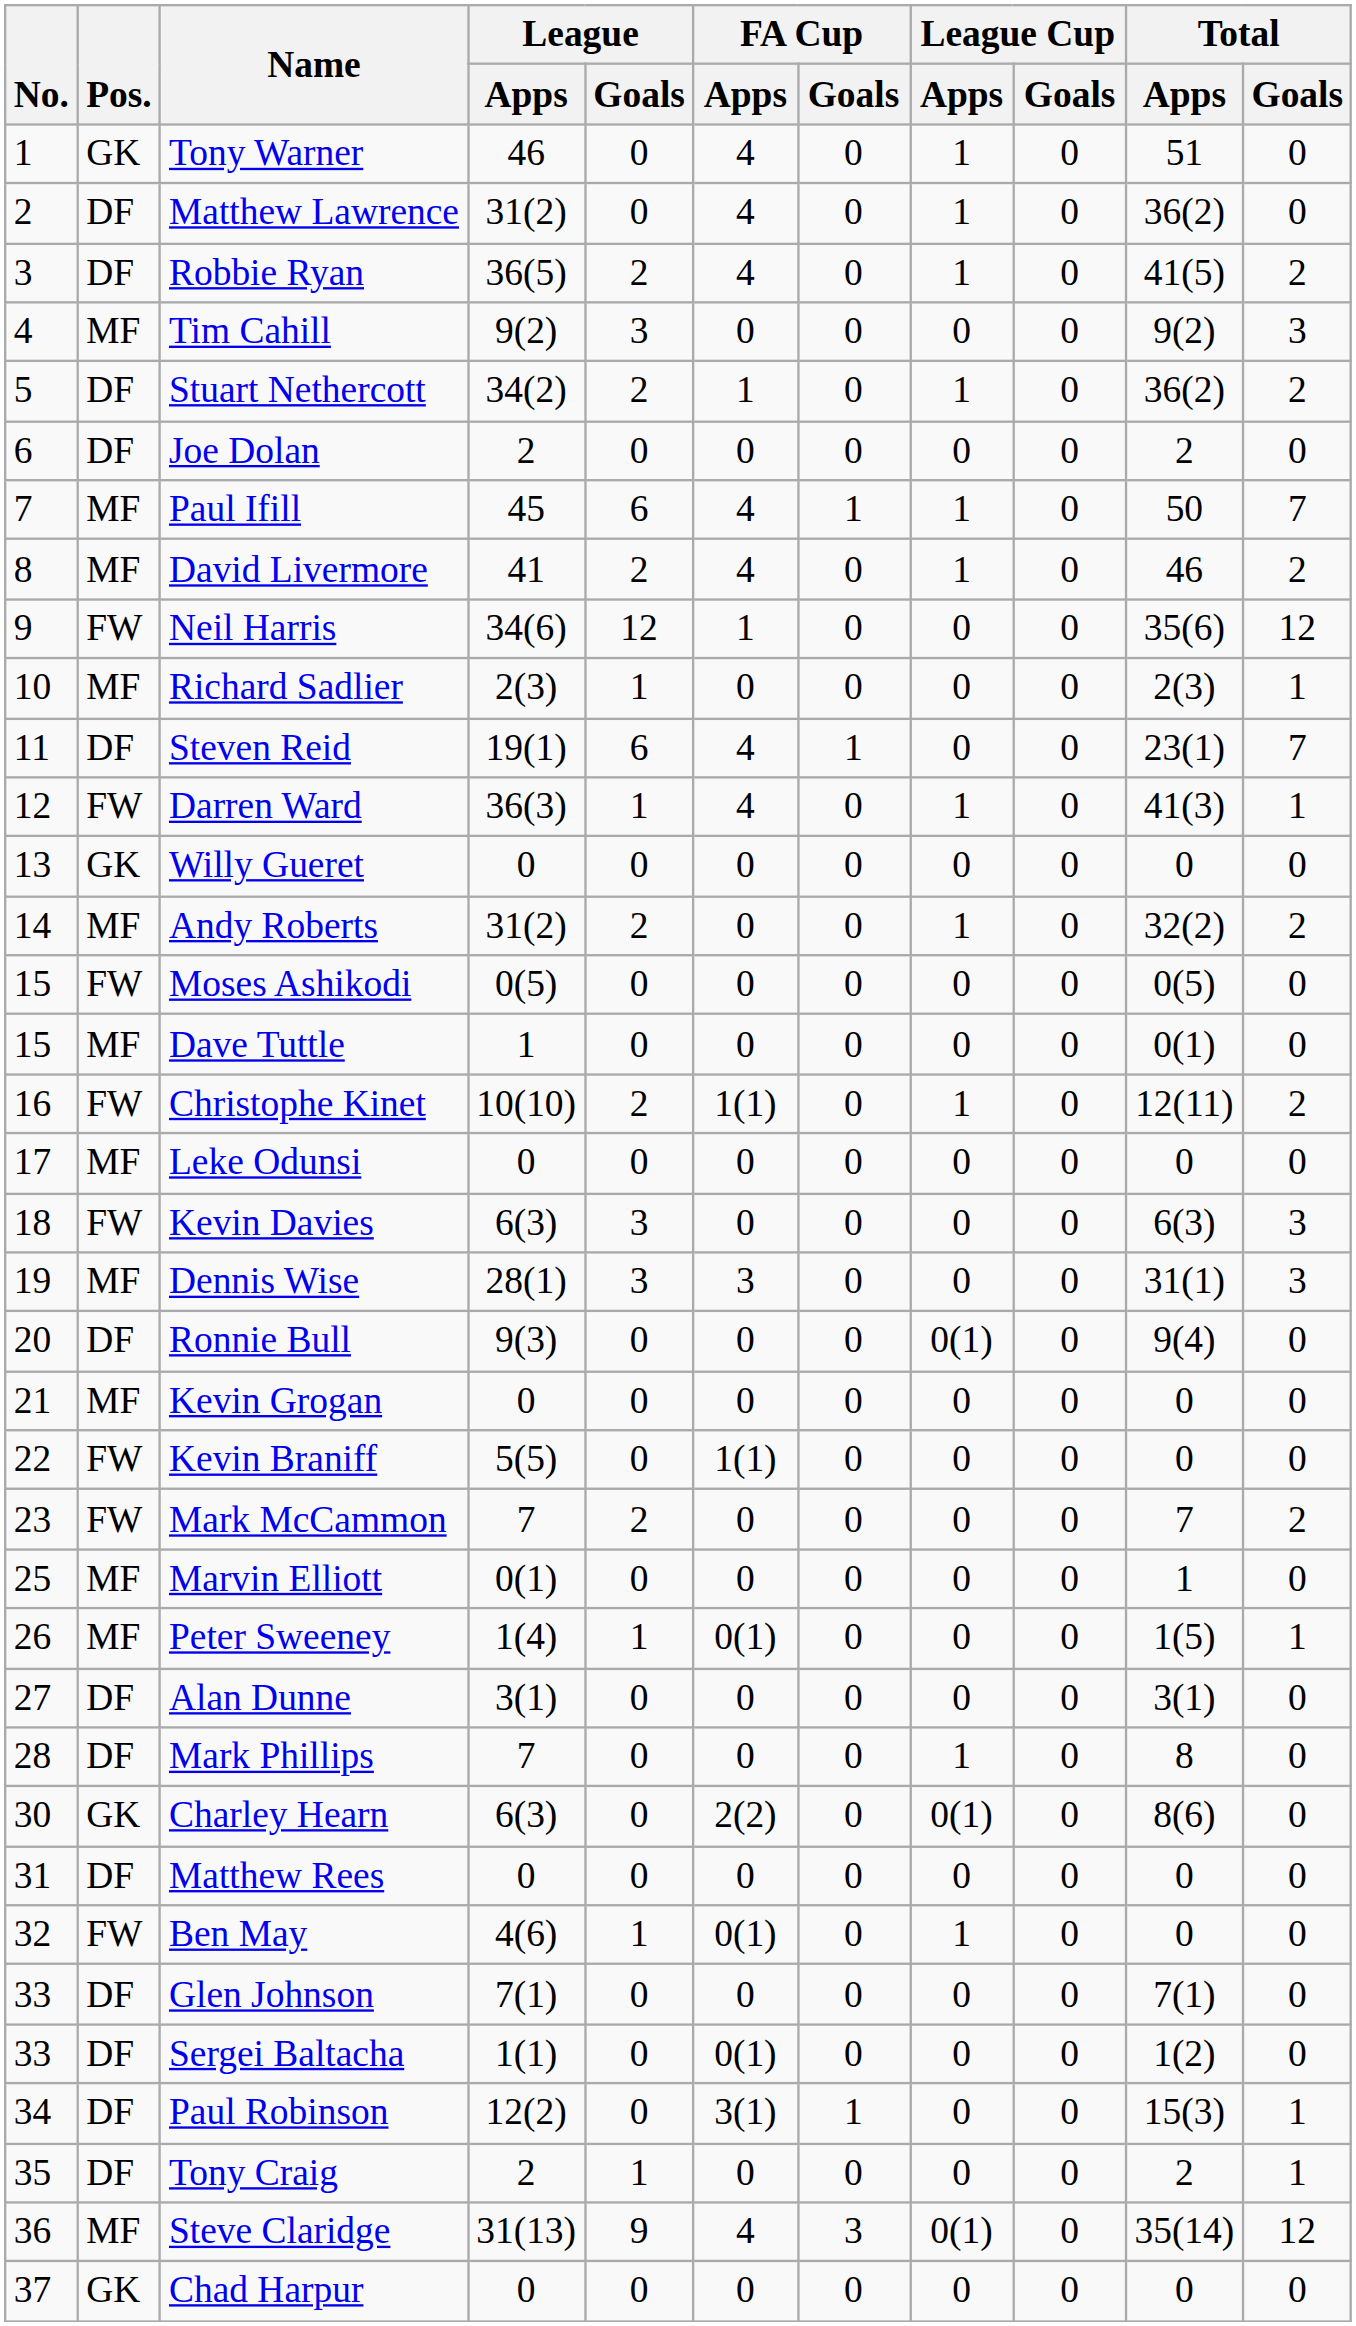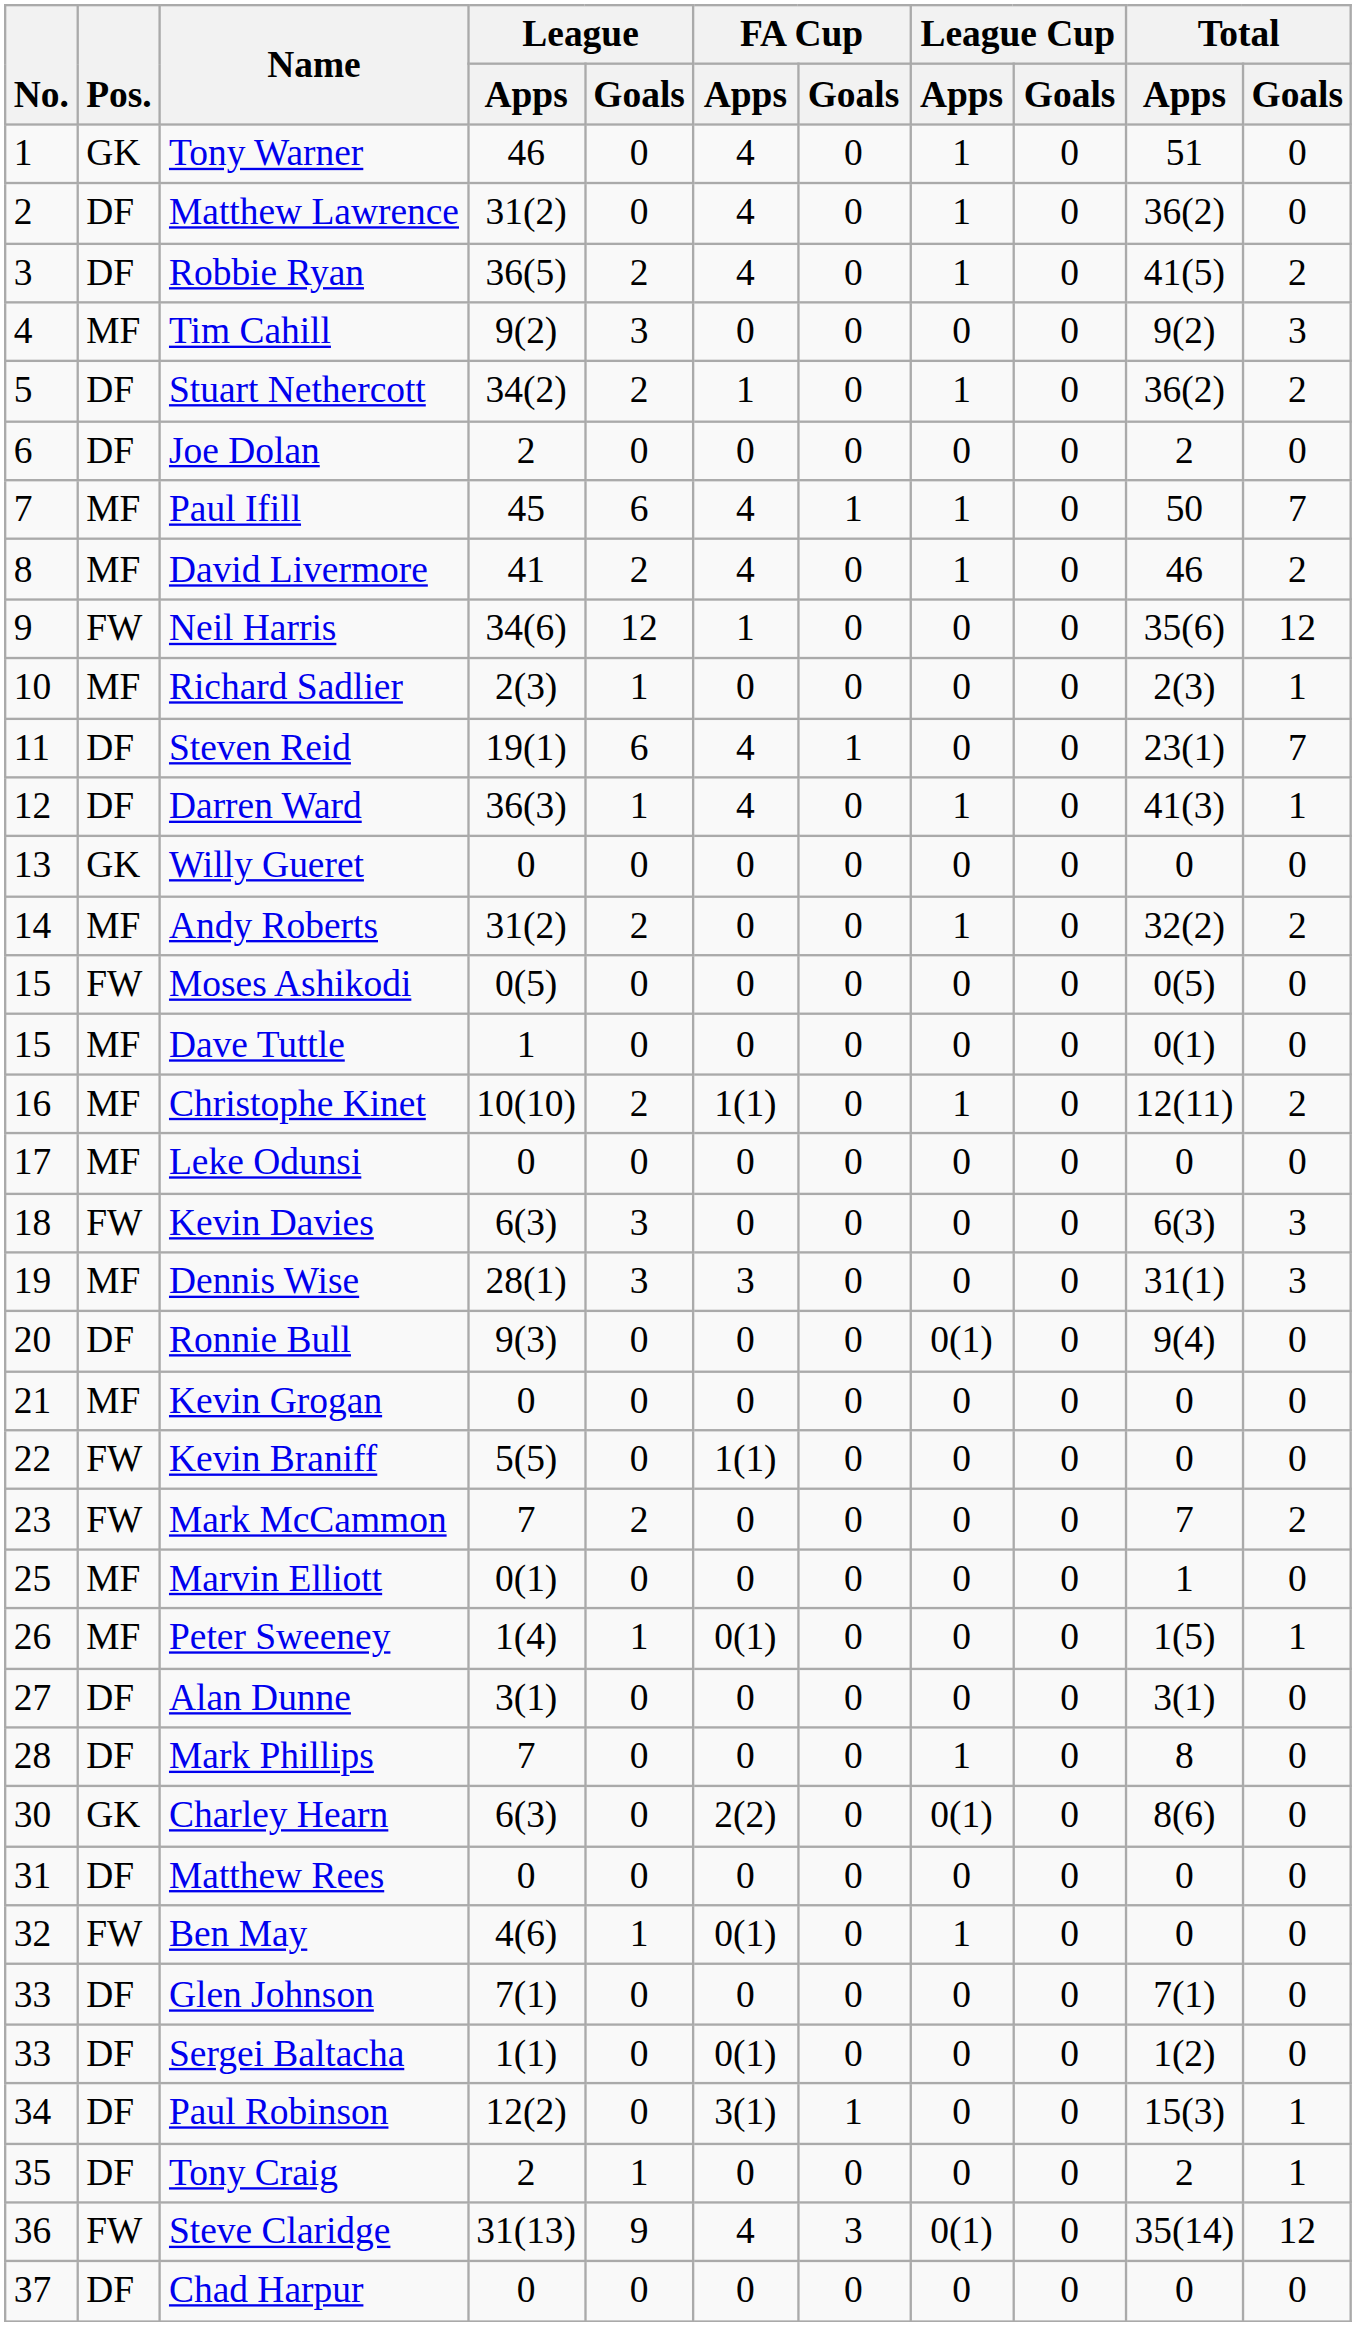(114, 806) FW -> (110, 806) DF
(114, 1102) FW -> (113, 1102) MF
(113, 2231) MF -> (114, 2231) FW
(113, 2290) GK -> (110, 2290) DF
